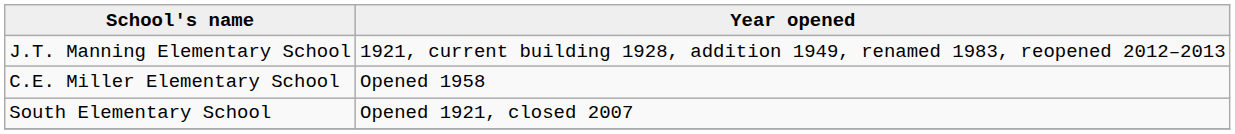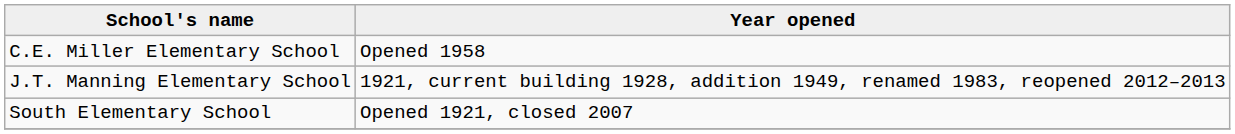rows swapped: (180, 51) <-> (174, 82)
